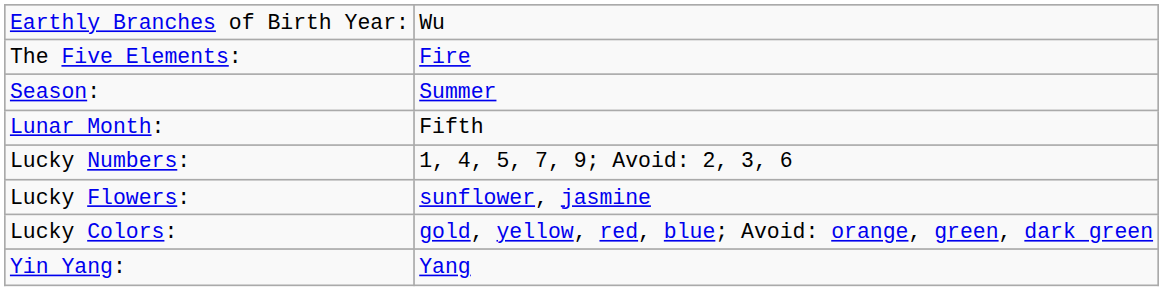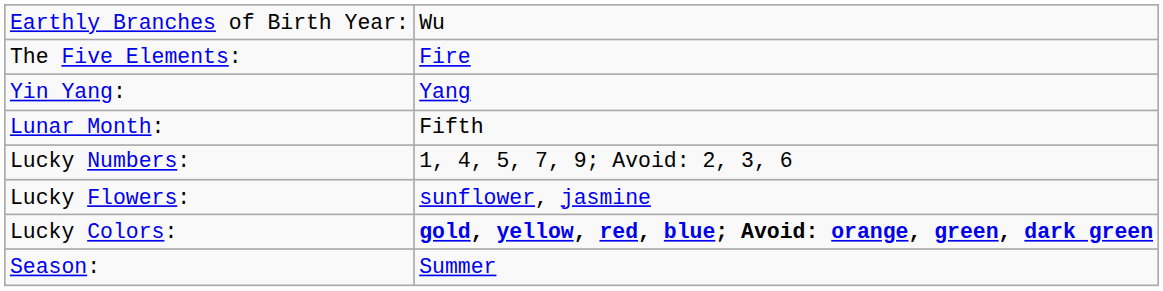rows swapped: (68, 267) <-> (55, 92)
(786, 232) normal -> (786, 232) bold
